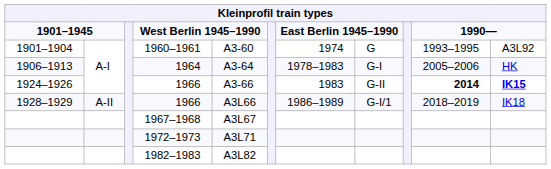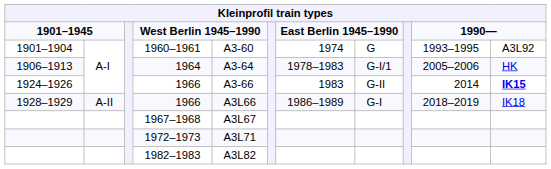(374, 66) G-I -> (379, 66) G-I/1
(466, 84) bold -> (466, 84) normal
(379, 102) G-I/1 -> (374, 102) G-I
